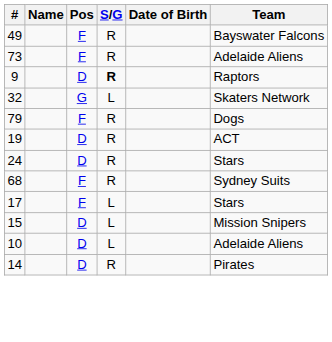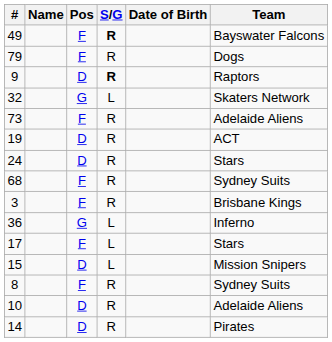(111, 35) normal -> (111, 35) bold
rows swapped: (15, 56) <-> (15, 118)
+ row: (15, 202)
+ row: (15, 222)
+ row: (15, 285)
(111, 243) L -> (111, 306) R
